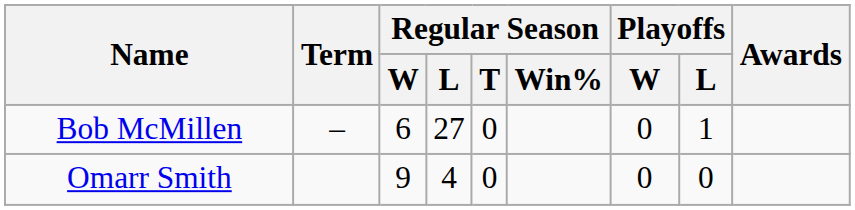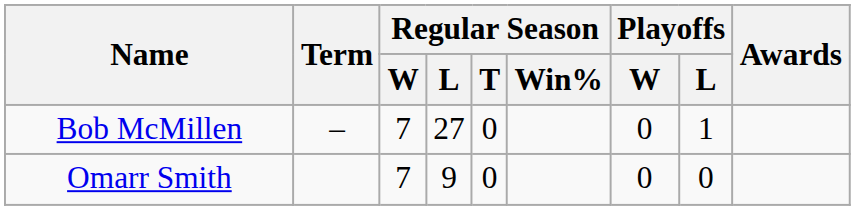(403, 128) 6 -> (403, 128) 7
(403, 178) 9 -> (403, 178) 7
(449, 178) 4 -> (449, 178) 9
